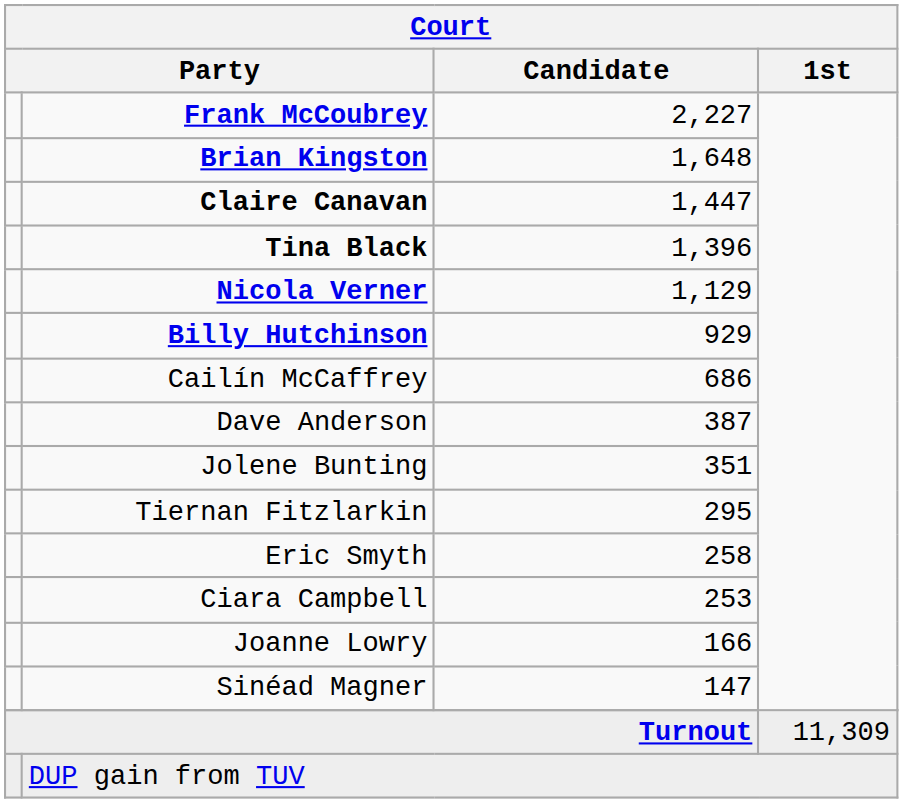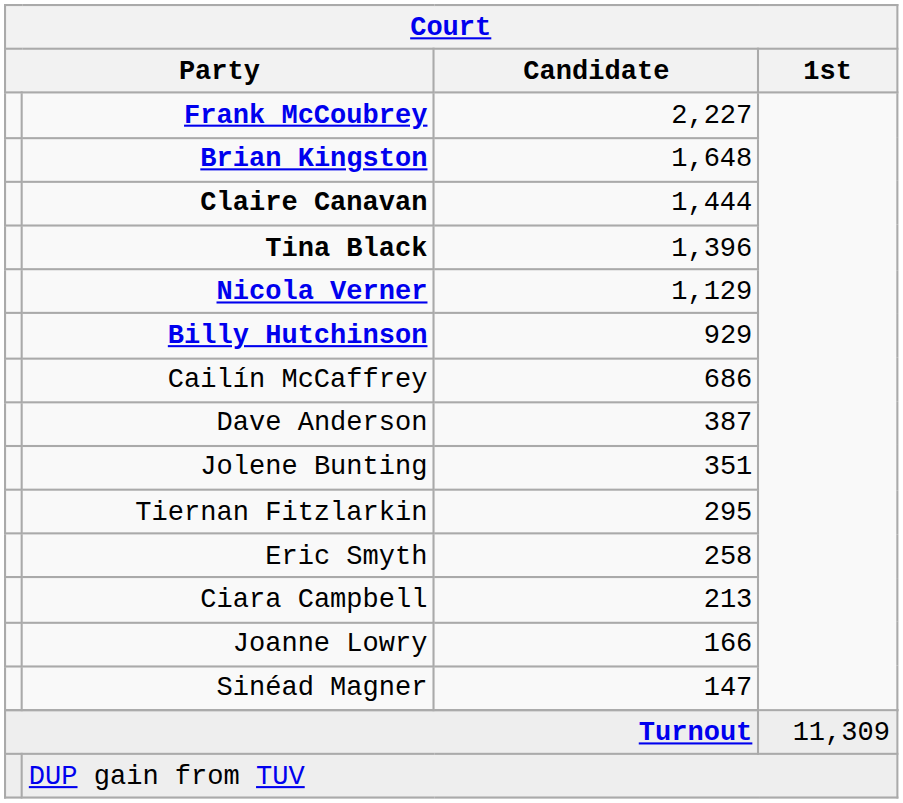(712, 203) 1,447 -> (712, 203) 1,444
(728, 600) 253 -> (728, 600) 213
